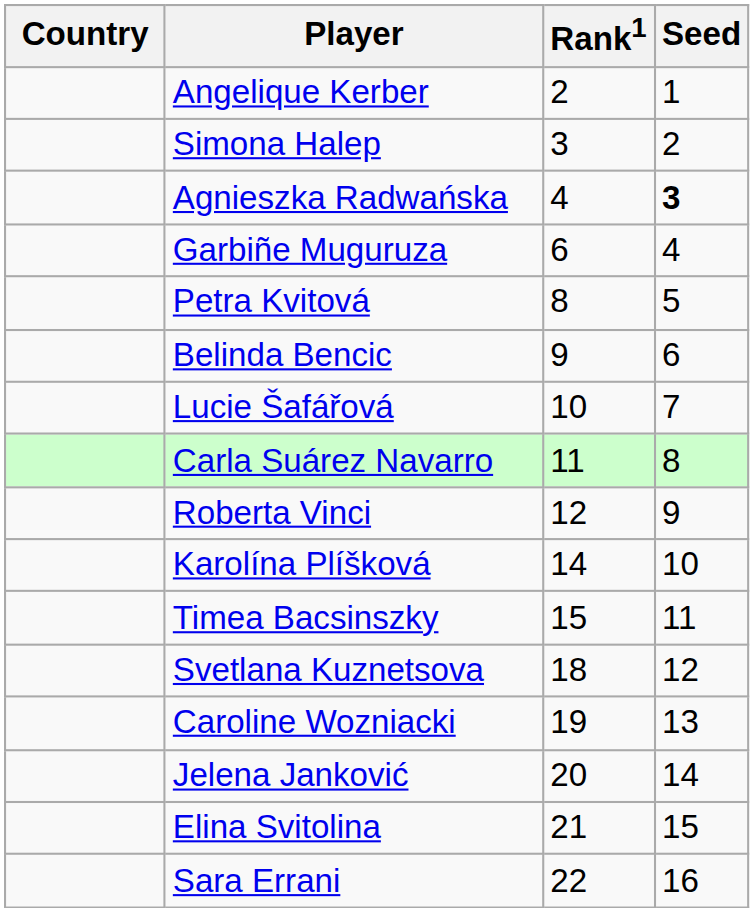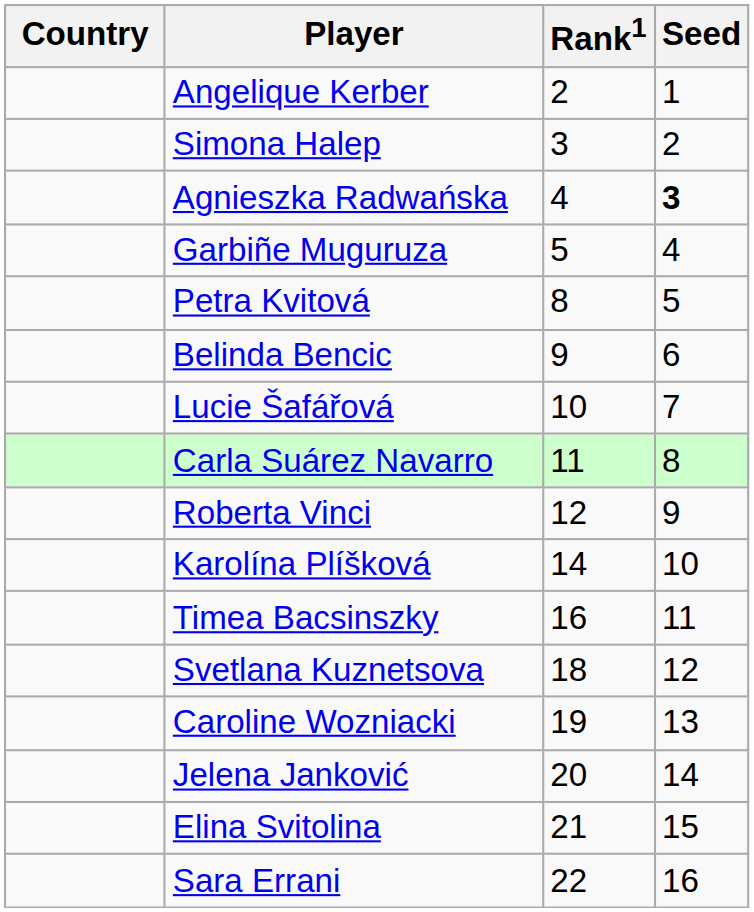(560, 249) 6 -> (560, 249) 5
(569, 617) 15 -> (569, 617) 16
